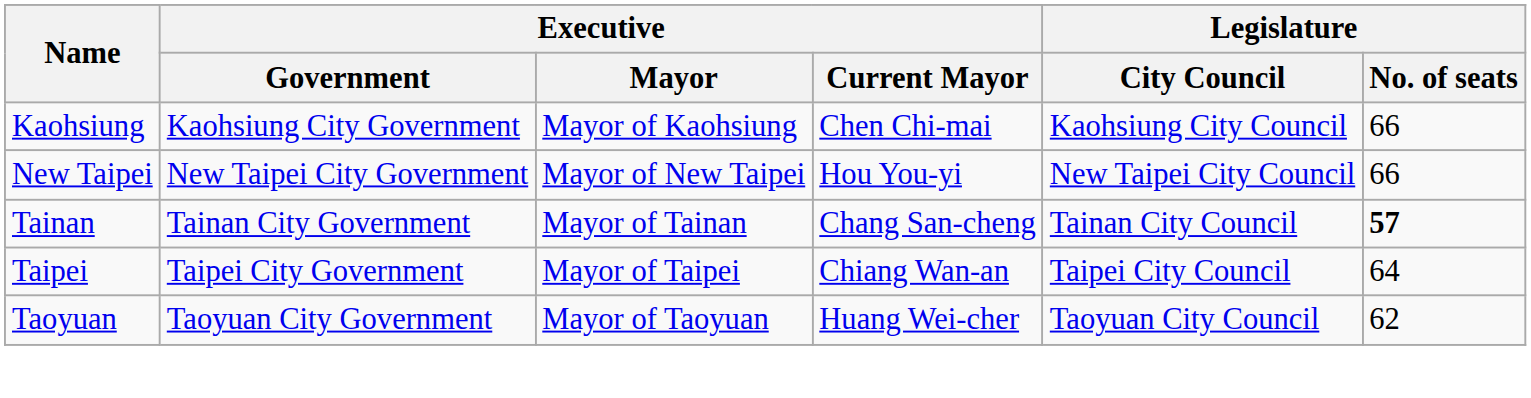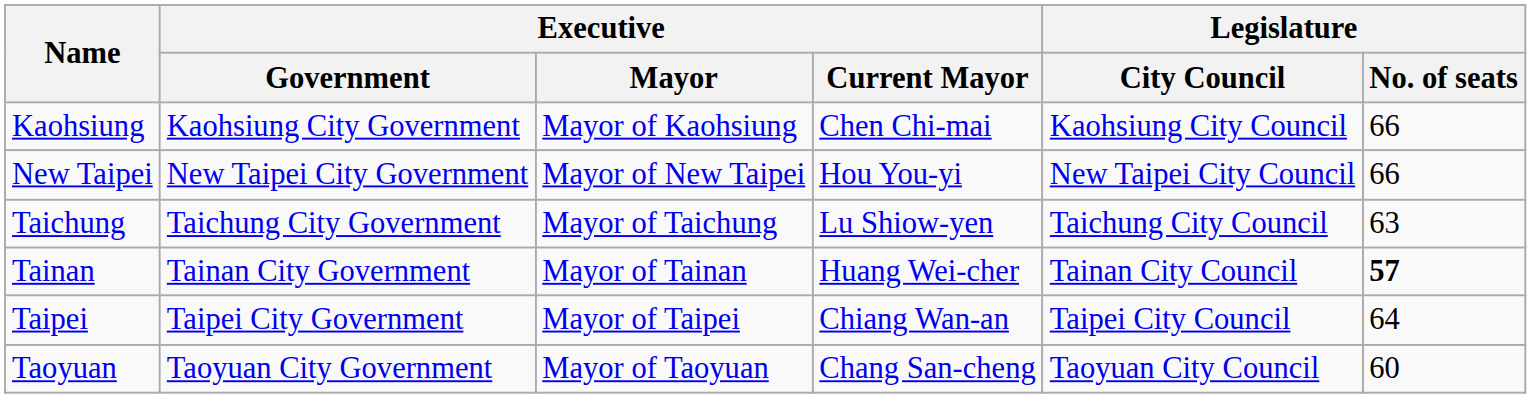+ row: (69, 222)
(928, 222) Chang San-cheng -> (919, 271) Huang Wei-cher
(919, 319) Huang Wei-cher -> (928, 367) Chang San-cheng
(1385, 319) 62 -> (1385, 367) 60
